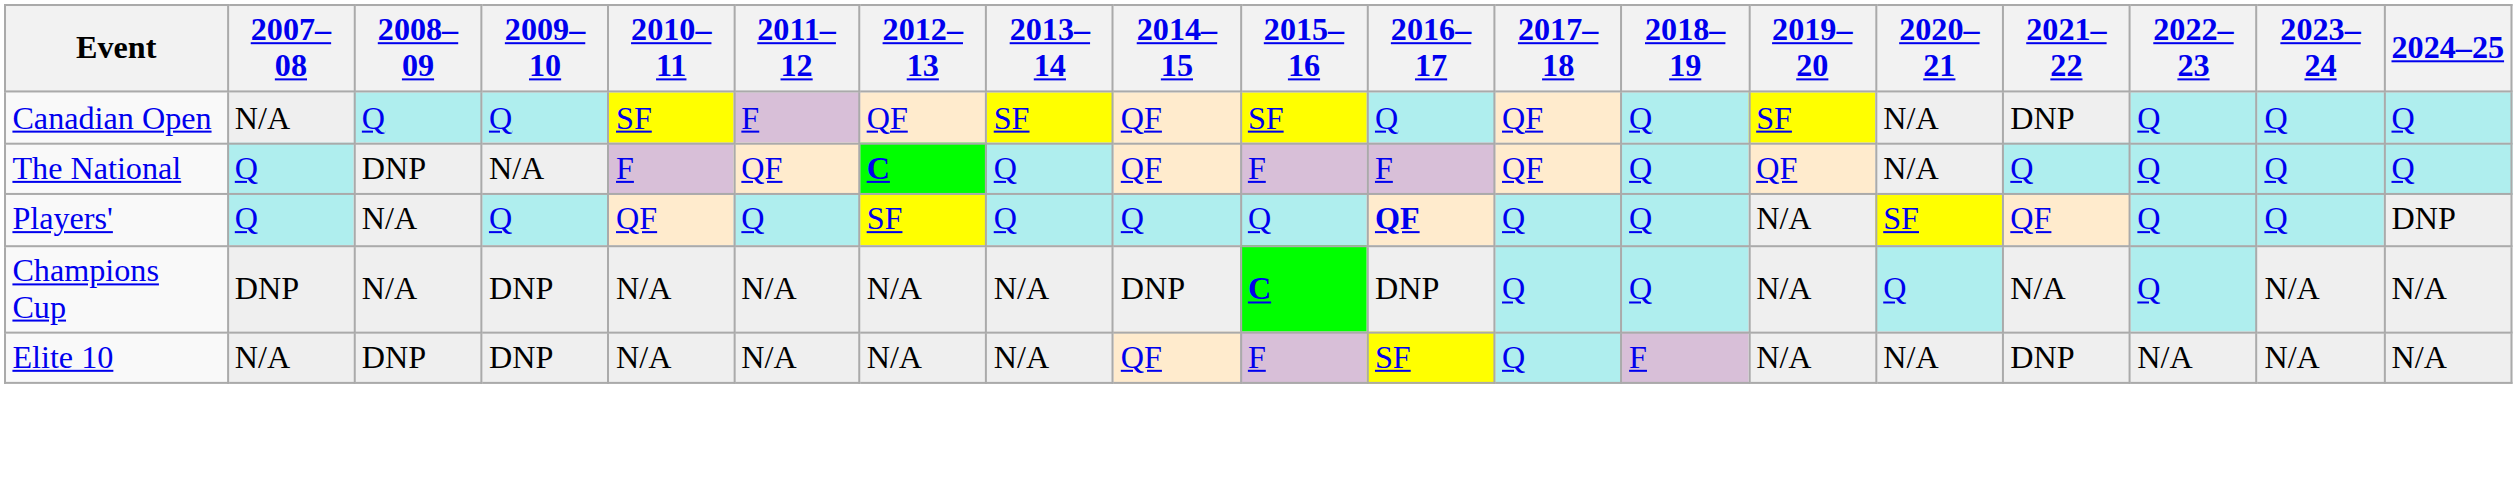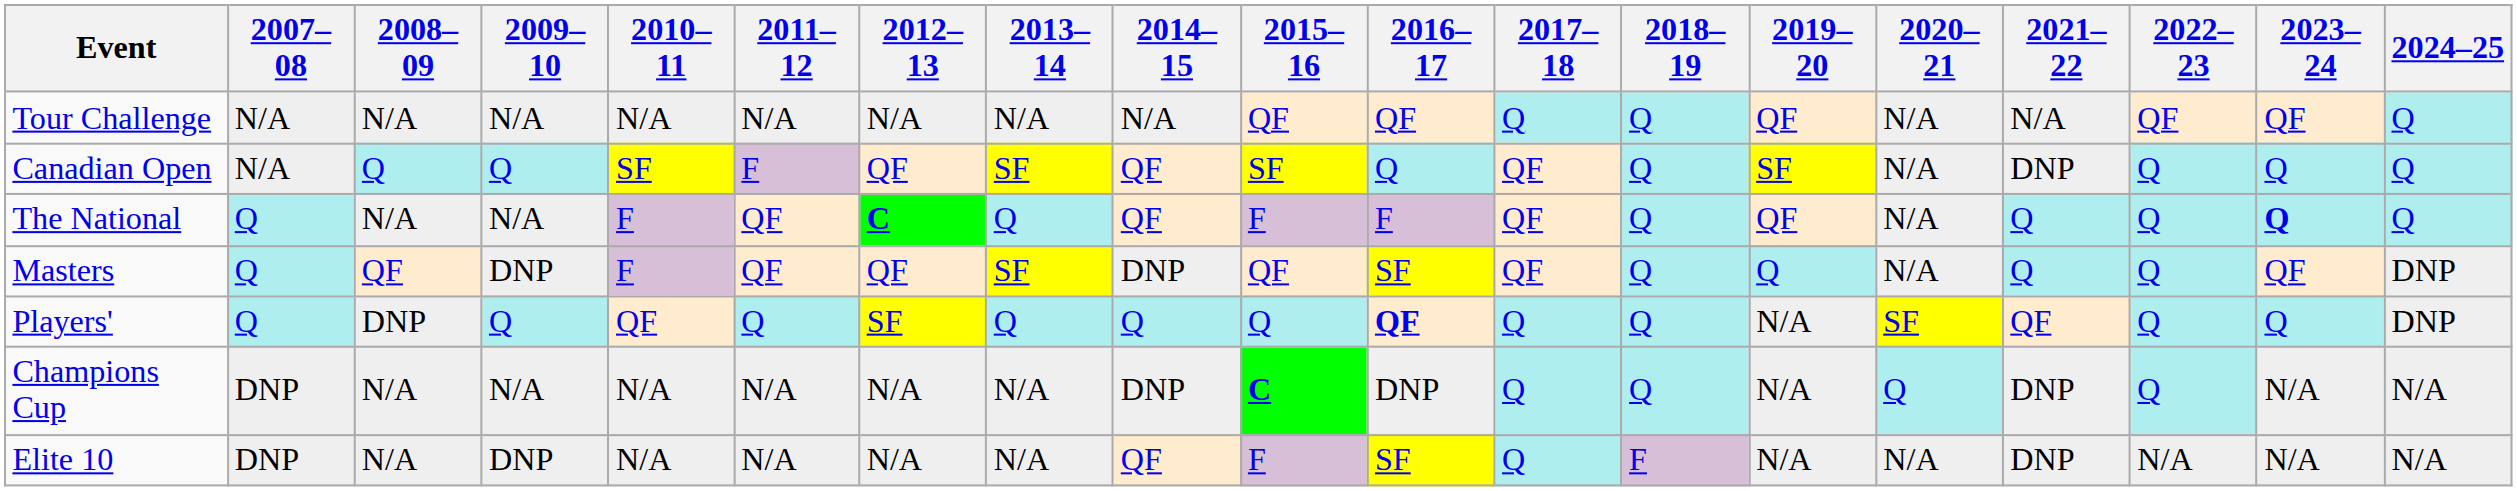+ row: (112, 117)
(394, 168) DNP -> (390, 219) N/A
(2276, 168) normal -> (2277, 219) bold
+ row: (63, 270)
(390, 219) N/A -> (394, 321) DNP
(521, 288) DNP -> (517, 390) N/A
(2038, 288) N/A -> (2042, 390) DNP
(263, 357) N/A -> (267, 459) DNP
(394, 357) DNP -> (390, 459) N/A
